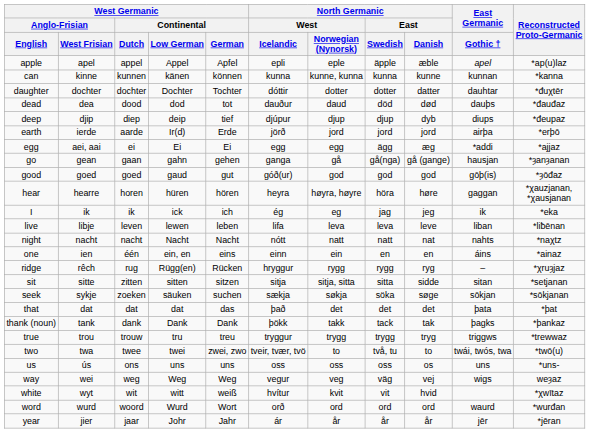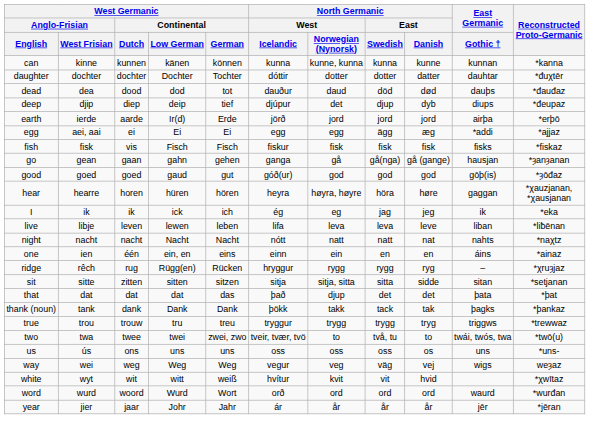- row: (31, 62)
(336, 118) djup -> (336, 104) det
+ row: (31, 146)
- row: (31, 295)
(336, 309) det -> (336, 295) djup
